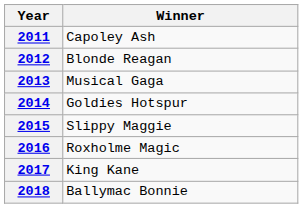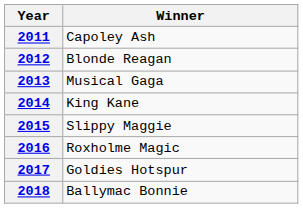(127, 104) Goldies Hotspur -> (103, 104) King Kane
(103, 170) King Kane -> (127, 170) Goldies Hotspur
